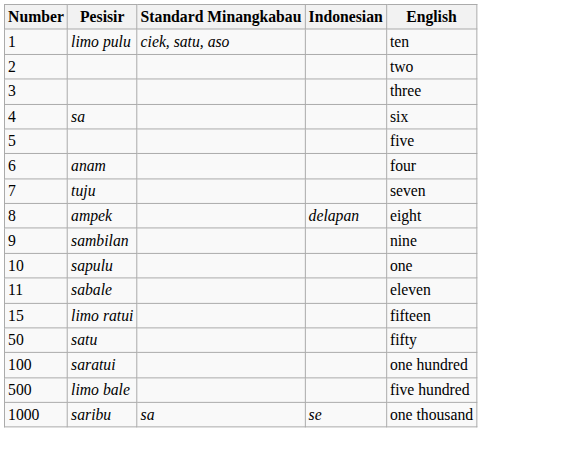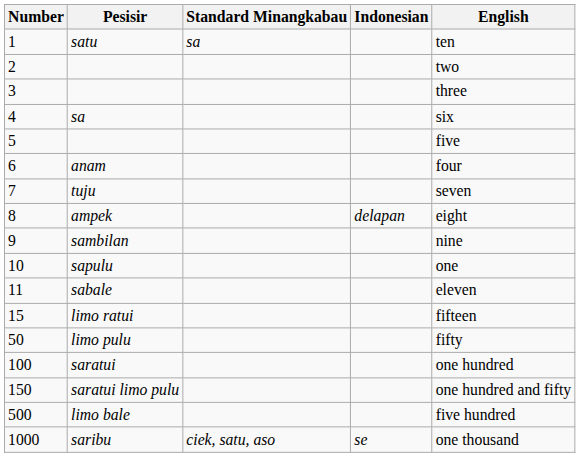(101, 41) limo pulu -> (84, 41) satu
(185, 41) ciek, satu, aso -> (193, 41) sa
(84, 340) satu -> (101, 340) limo pulu
+ row: (20, 389)
(148, 414) sa -> (231, 439) ciek, satu, aso
